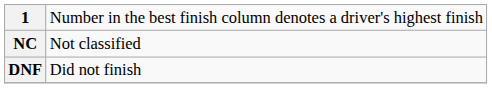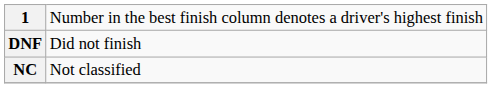rows swapped: (25, 69) <-> (25, 43)
